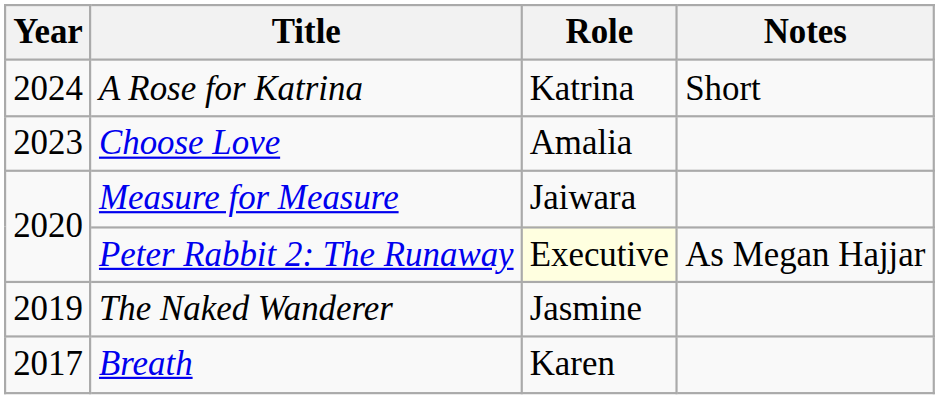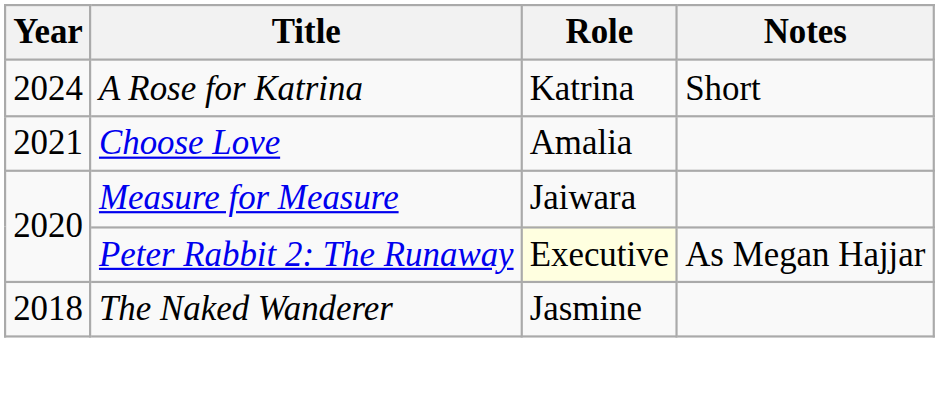(48, 142) 2023 -> (48, 142) 2021
(48, 308) 2019 -> (48, 308) 2018
- row: (146, 364)
